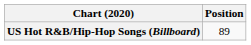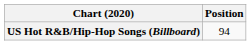(224, 31) 89 -> (224, 31) 94
